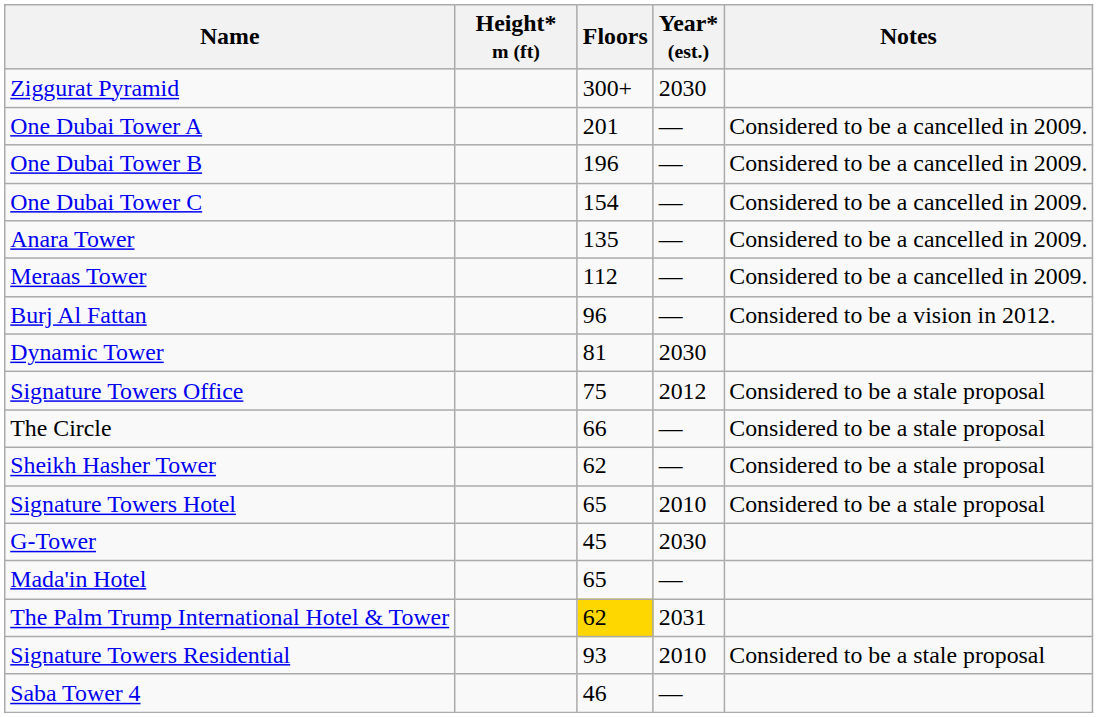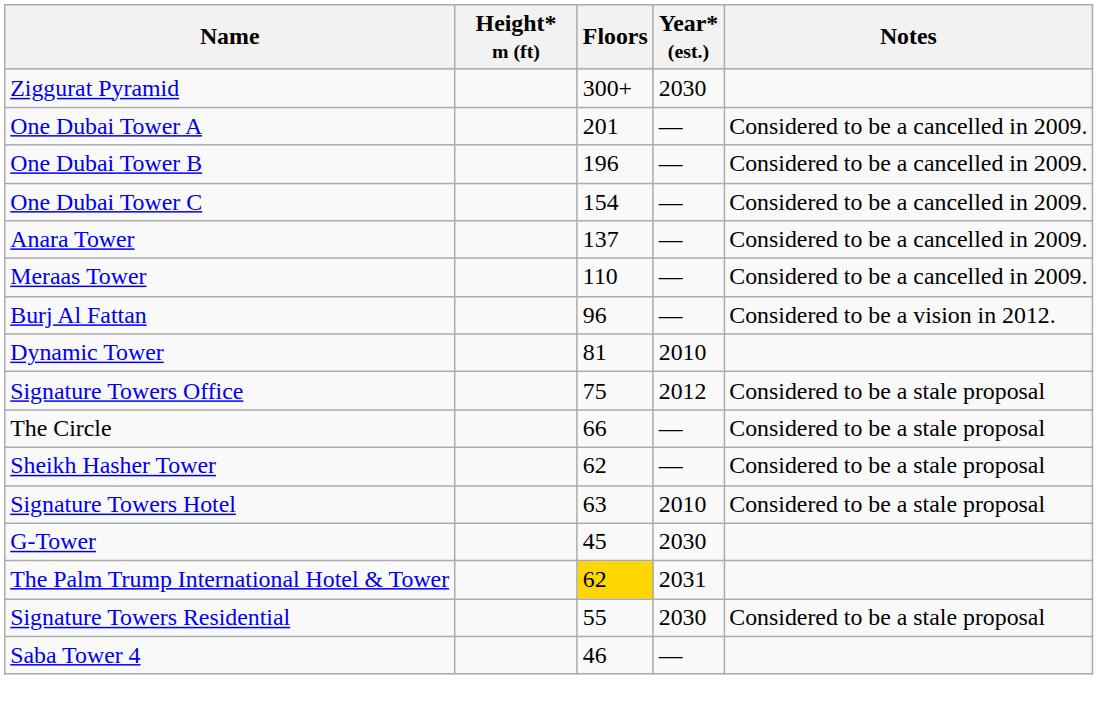(601, 239) 135 -> (601, 239) 137
(600, 277) 112 -> (600, 277) 110
(683, 352) 2030 -> (683, 352) 2010
(595, 503) 65 -> (595, 503) 63
- row: (78, 579)
(595, 655) 93 -> (595, 617) 55
(683, 655) 2010 -> (683, 617) 2030
